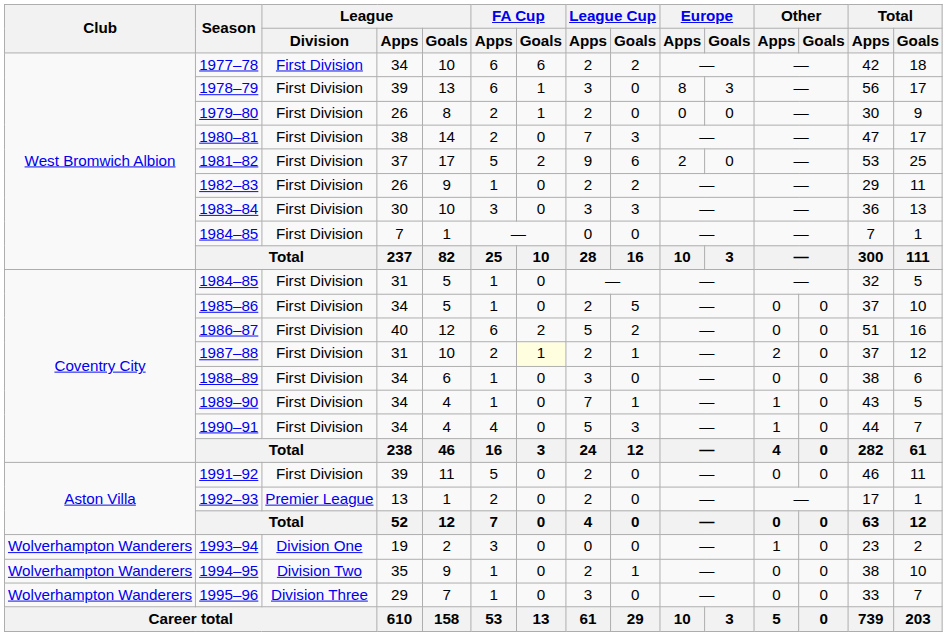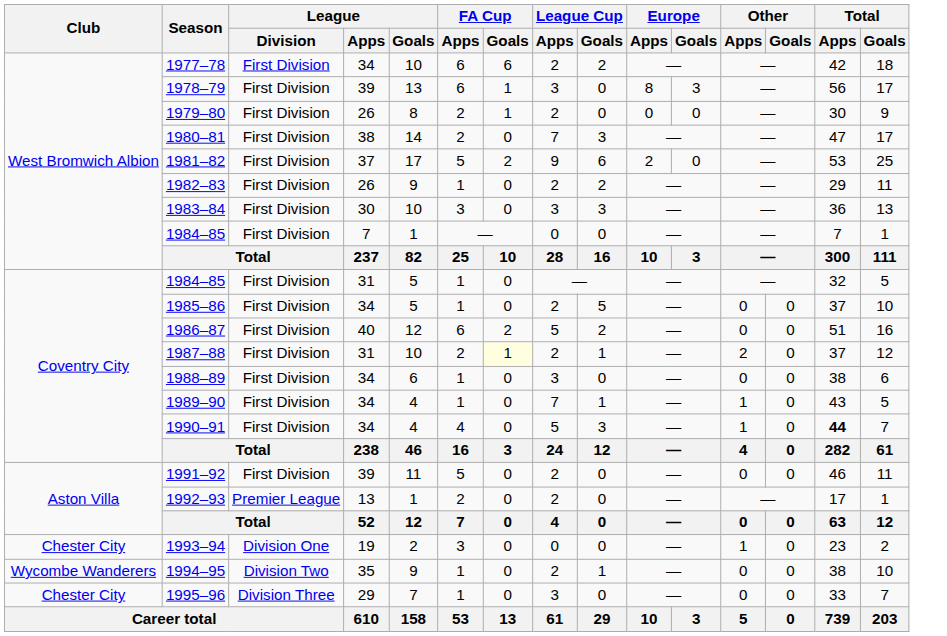(871, 426) normal -> (838, 426) bold
(100, 546) Wolverhampton Wanderers -> (83, 546) Chester City
(100, 570) Wolverhampton Wanderers -> (83, 570) Wycombe Wanderers
(100, 595) Wolverhampton Wanderers -> (83, 595) Chester City
